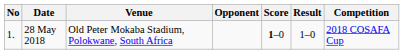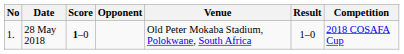columns swapped: (139, 12) <-> (276, 12)
